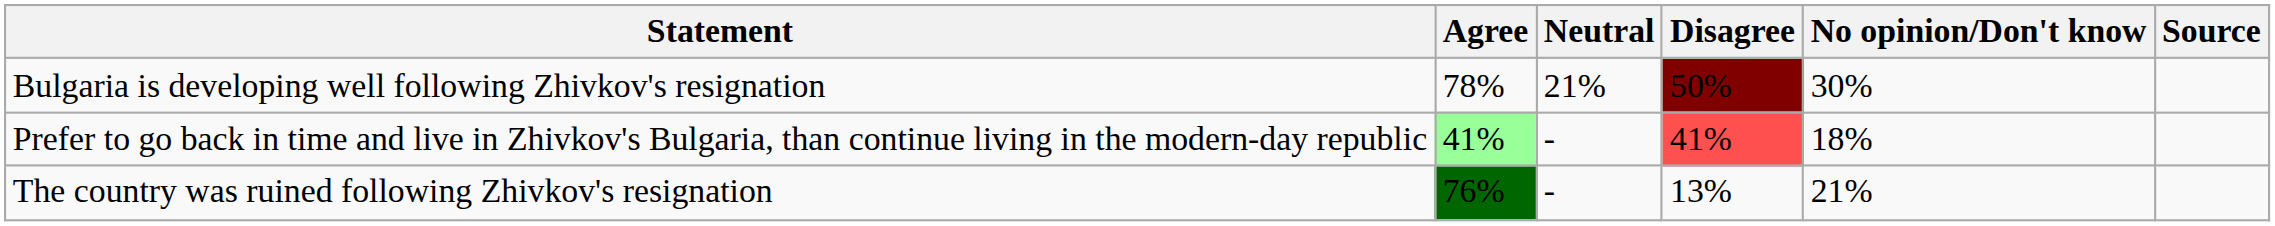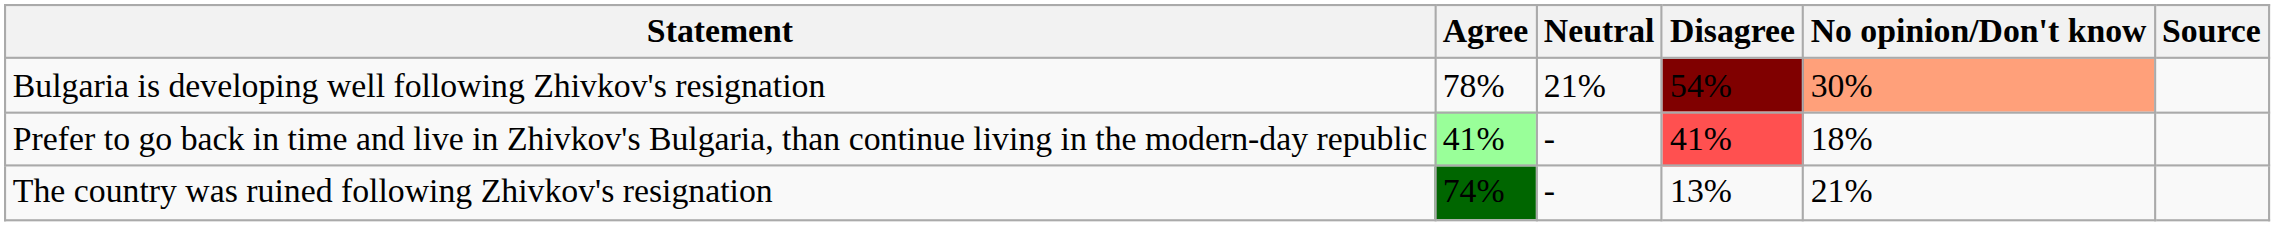(1701, 84) 50% -> (1701, 84) 54%
(1842, 84) no background -> (1842, 84) lightsalmon background
(1474, 191) 76% -> (1474, 191) 74%
